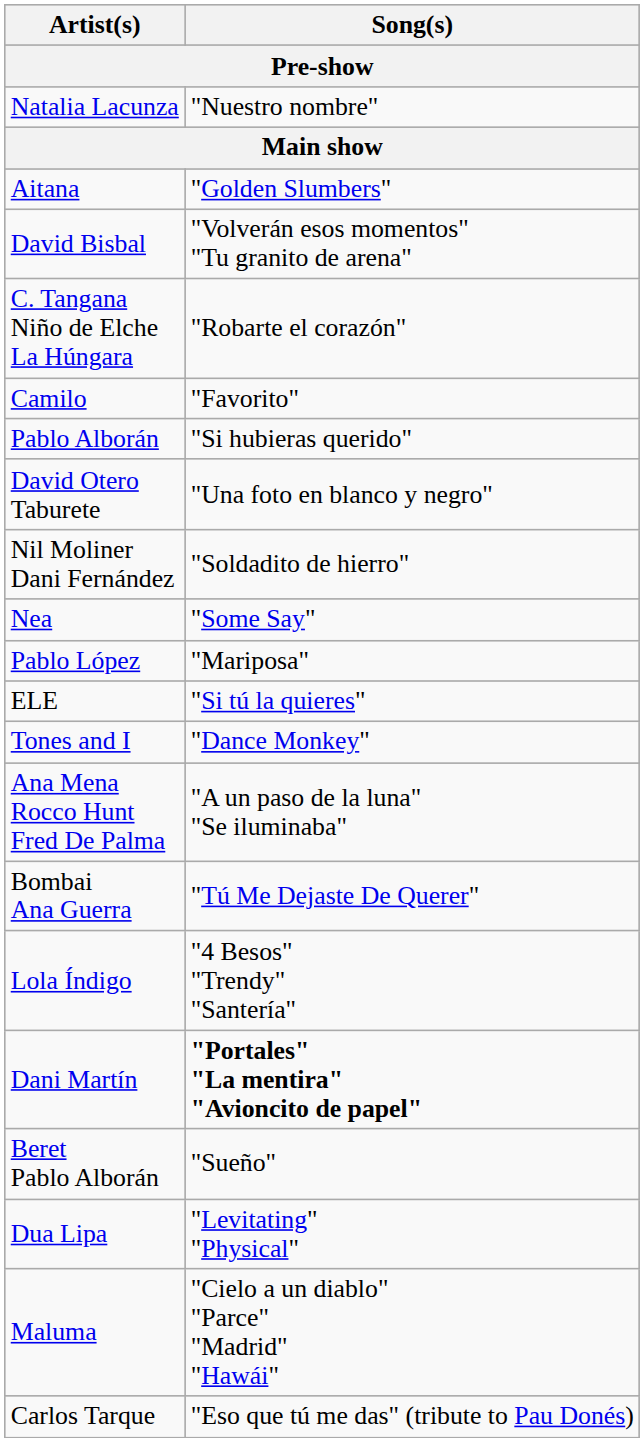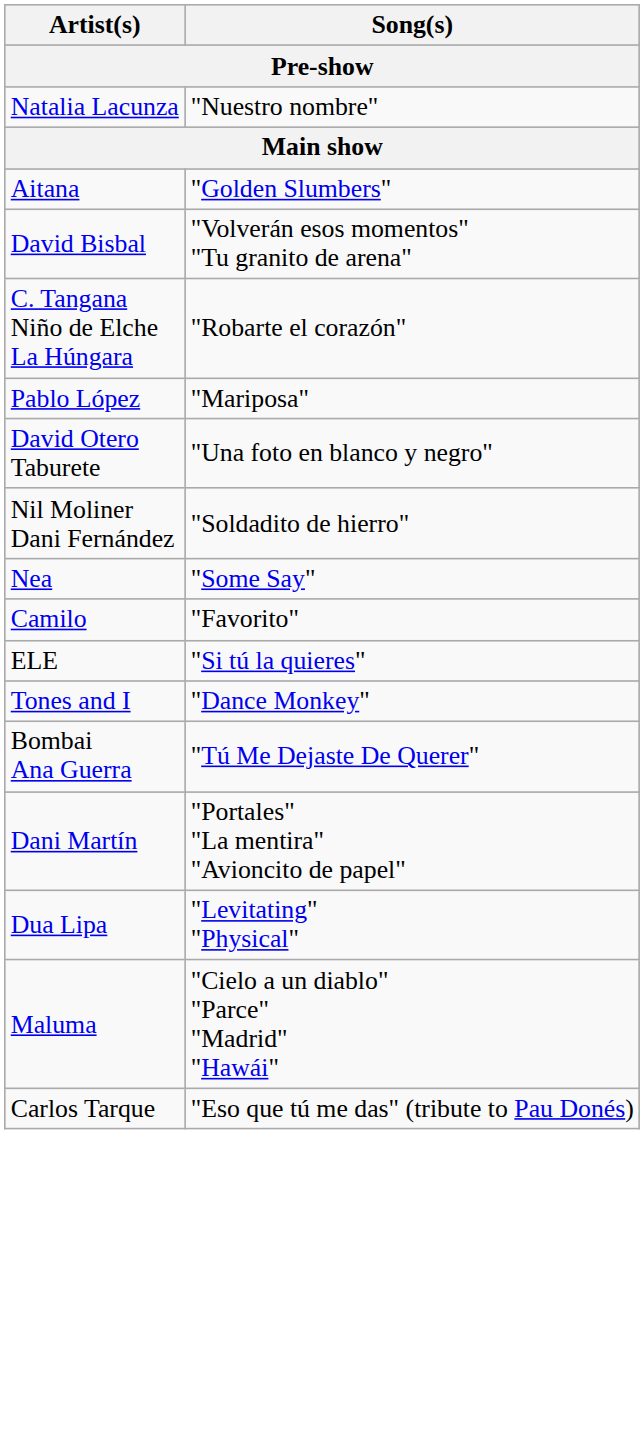rows swapped: (49, 397) <-> (75, 660)
- row: (85, 438)
- row: (88, 811)
- row: (71, 980)
(306, 1079) bold -> (298, 840) normal
- row: (85, 1163)
